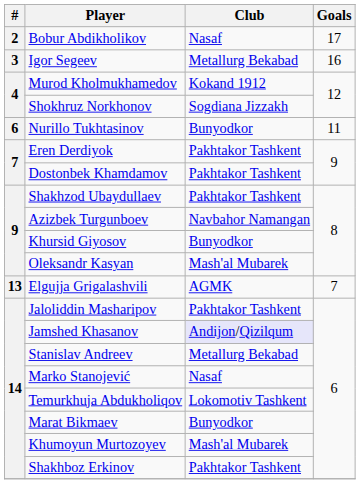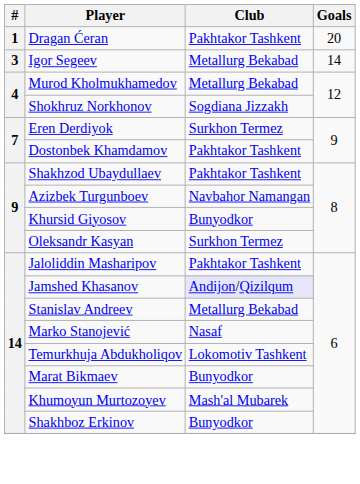+ row: (68, 38)
- row: (87, 38)
(334, 60) 16 -> (334, 60) 14
(227, 83) Kokand 1912 -> (243, 83) Metallurg Bekabad
- row: (86, 128)
(245, 151) Pakhtakor Tashkent -> (236, 128) Surkhon Termez
(238, 264) Mash'al Mubarek -> (236, 241) Surkhon Termez
- row: (88, 286)
(245, 467) Pakhtakor Tashkent -> (221, 422) Bunyodkor
